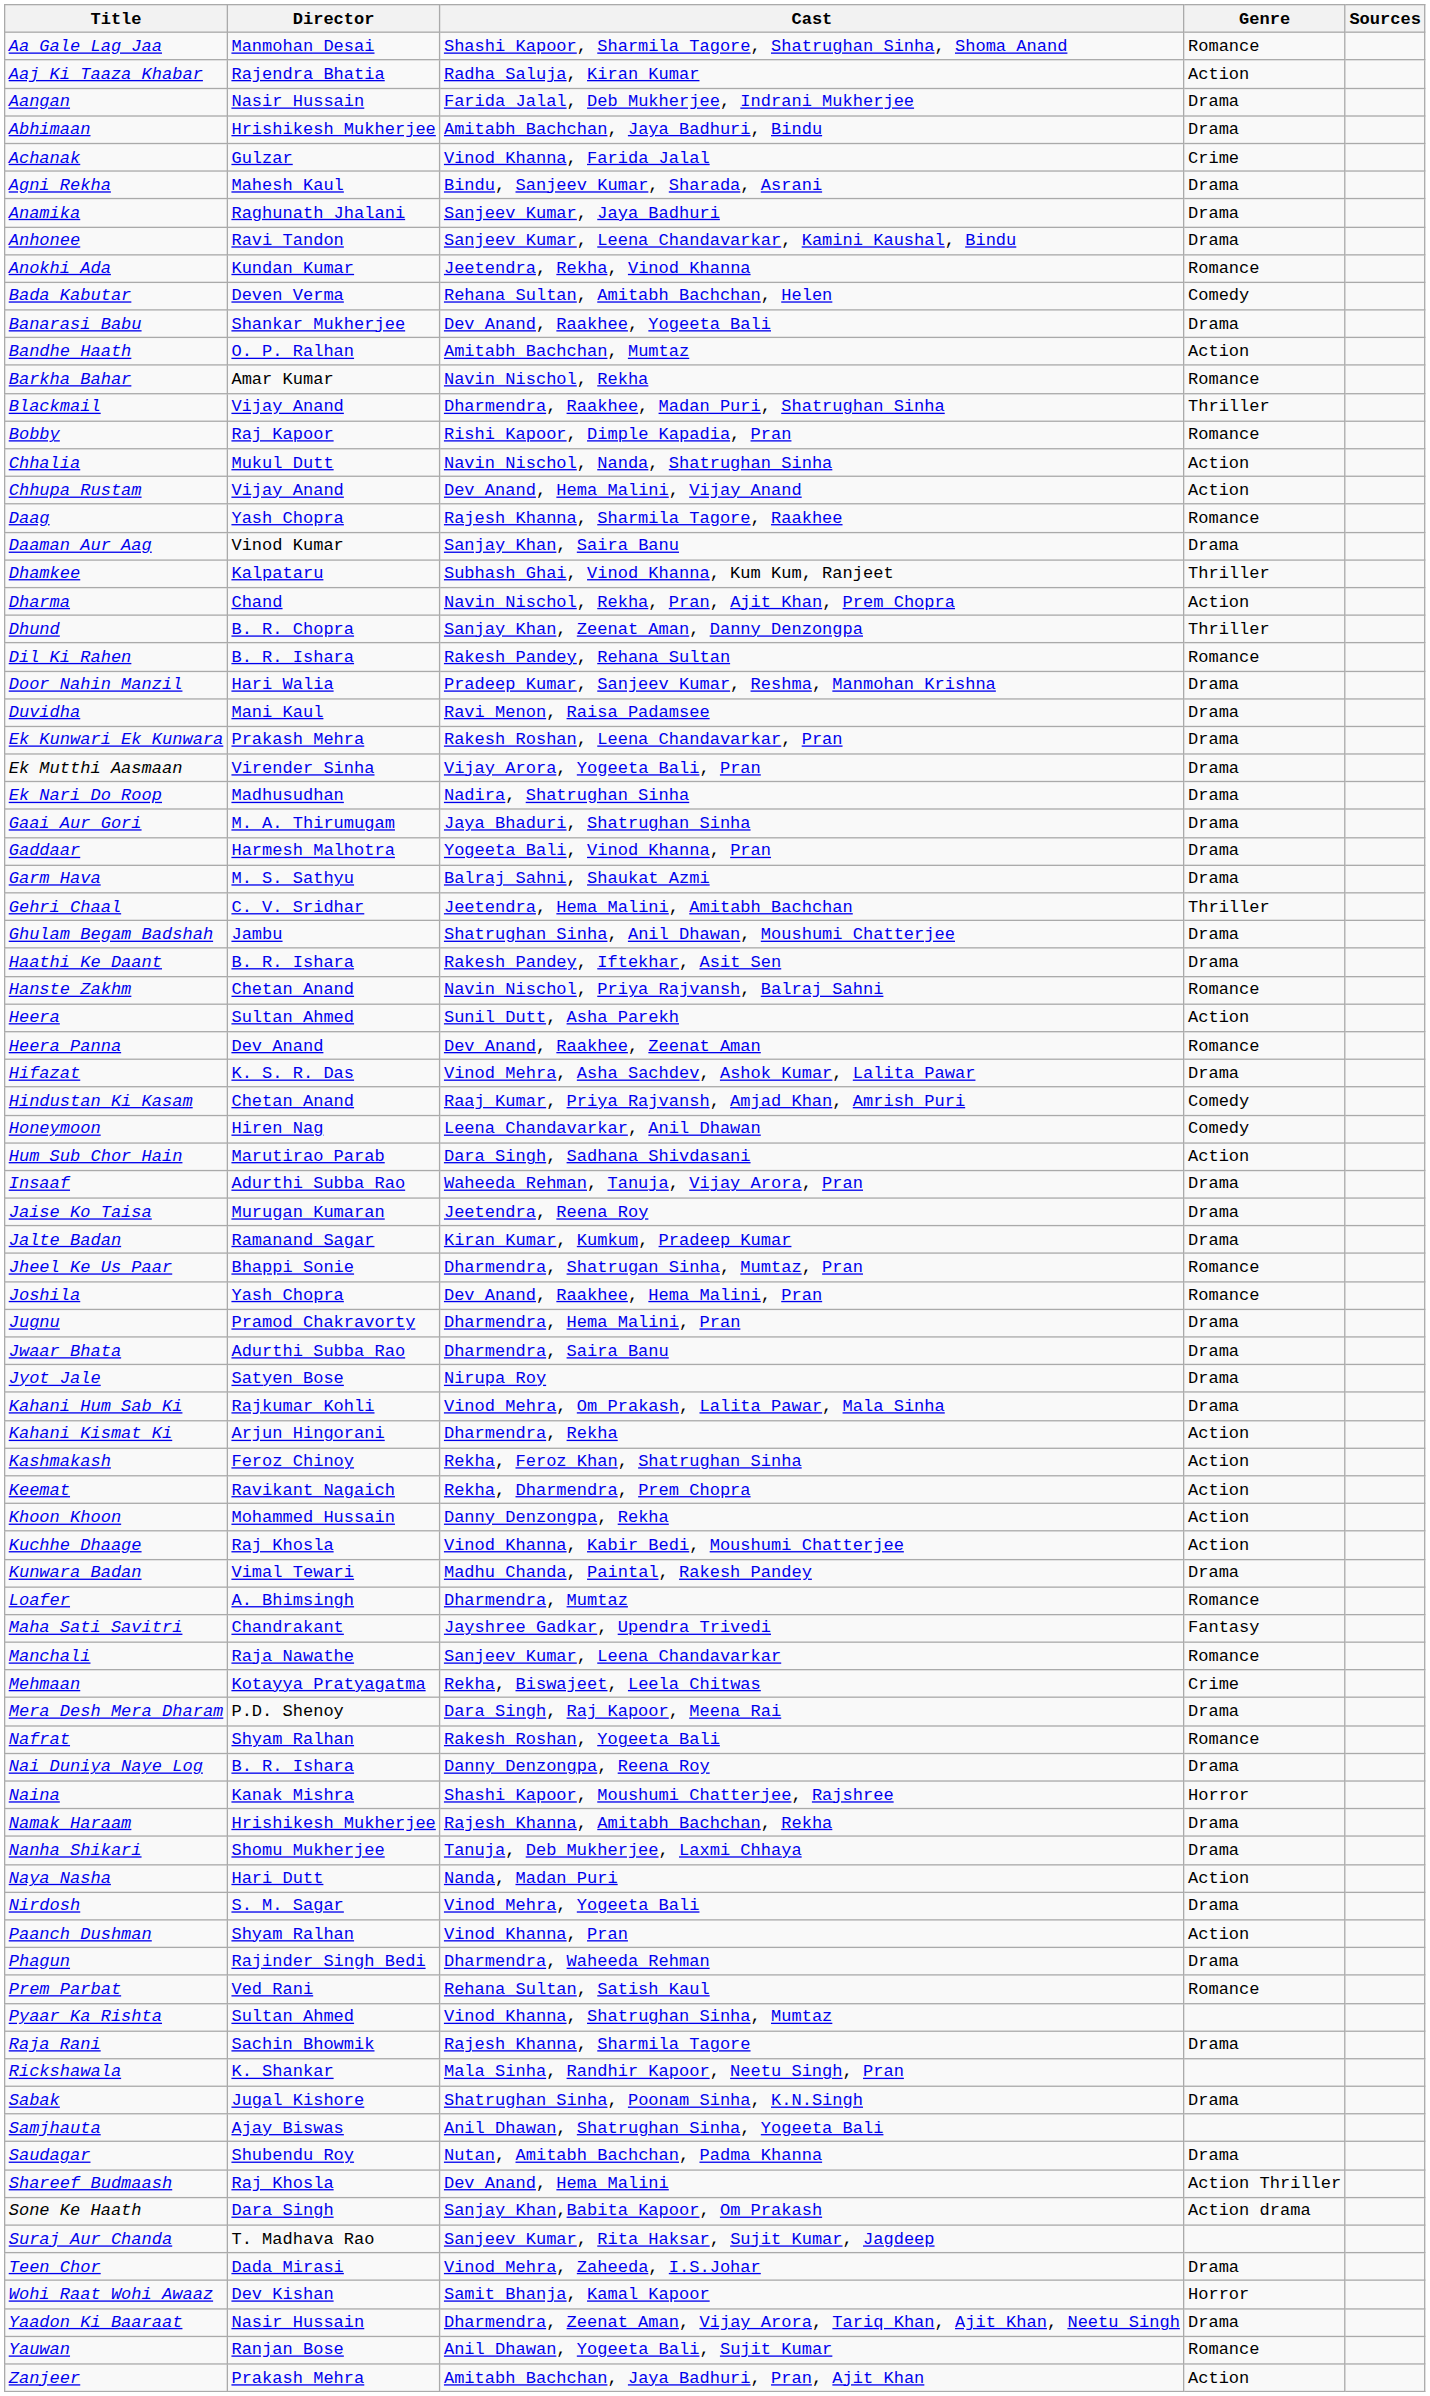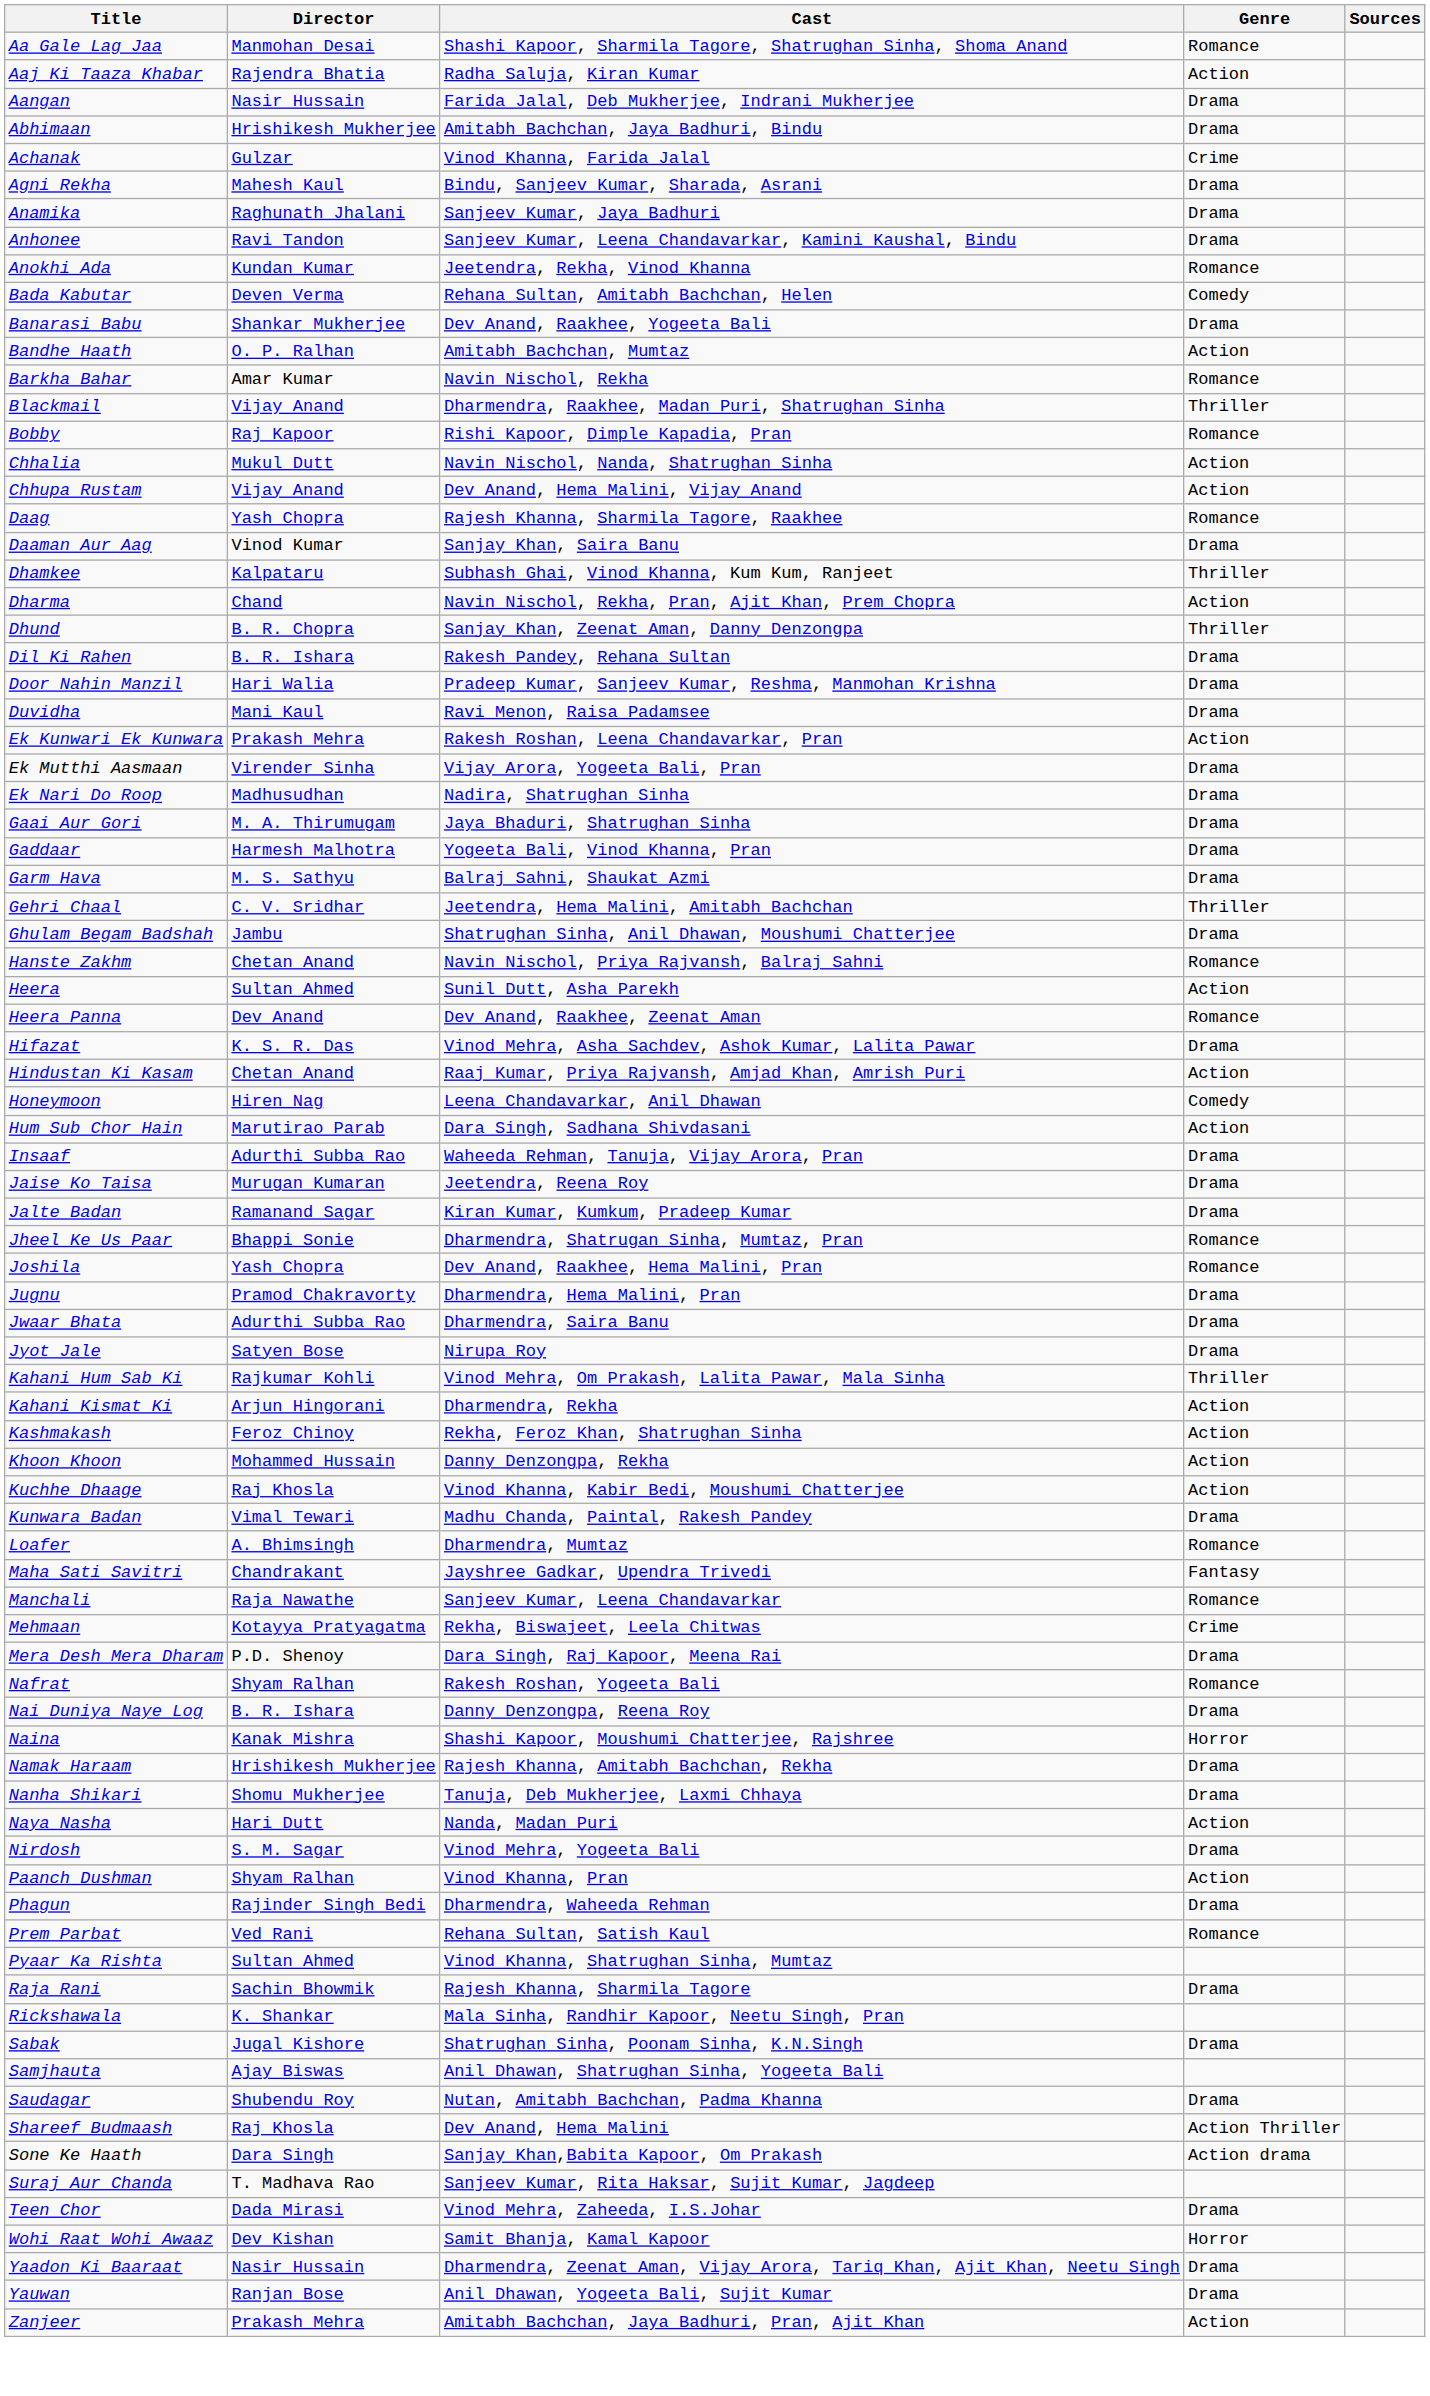(1224, 657) Romance -> (1214, 657) Drama
(1214, 740) Drama -> (1219, 740) Action
- row: (85, 962)
(1219, 1101) Comedy -> (1219, 1073) Action
(1214, 1406) Drama -> (1229, 1379) Thriller
- row: (39, 1490)
(1224, 2350) Romance -> (1214, 2294) Drama
